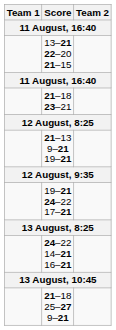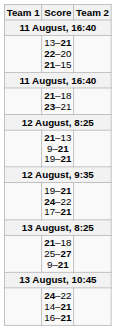rows swapped: (58, 254) <-> (58, 307)
